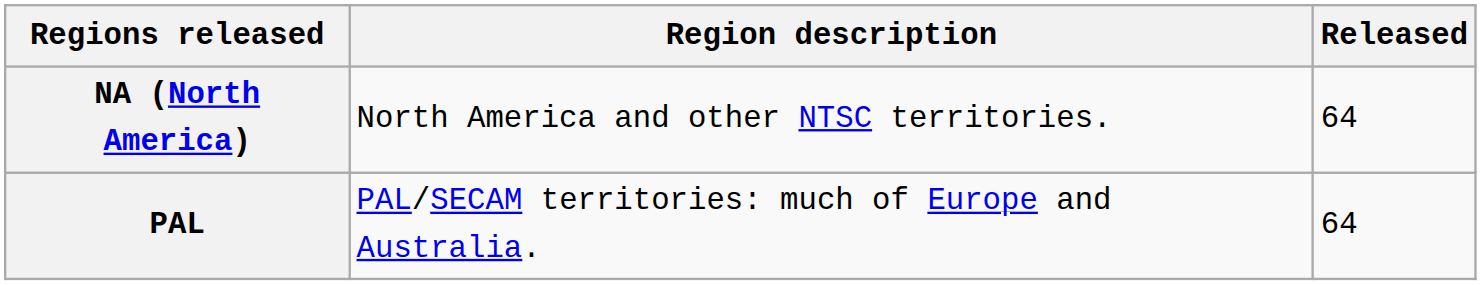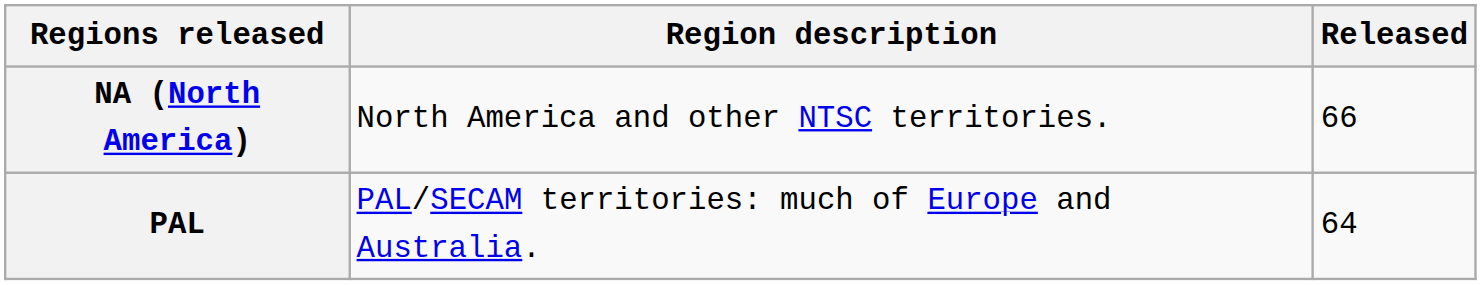(1339, 119) 64 -> (1339, 119) 66
